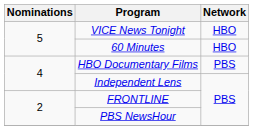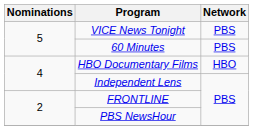(225, 30) HBO -> (225, 30) PBS
(225, 47) HBO -> (225, 47) PBS
(225, 64) PBS -> (225, 64) HBO
